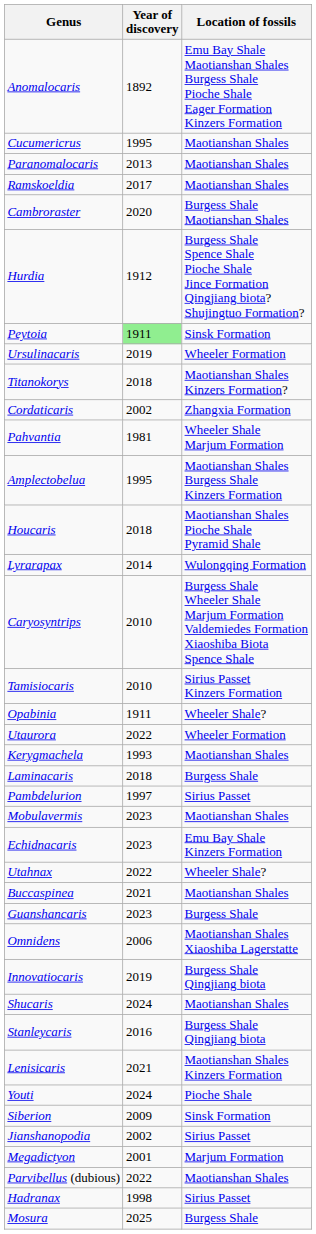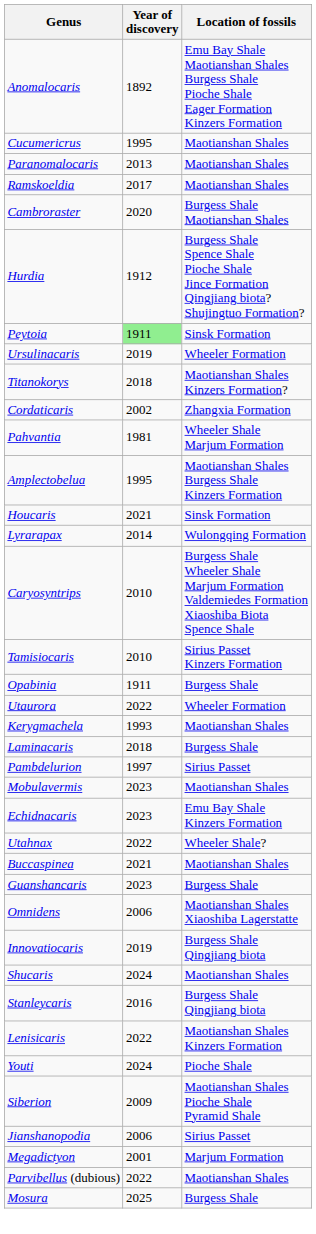(139, 529) 2018 -> (139, 515) 2021
(237, 529) Maotianshan Shales Pioche Shale Pyramid Shale -> (228, 515) Sinsk Formation
(225, 714) Wheeler Shale? -> (221, 684) Burgess Shale
(139, 1067) 2021 -> (139, 1038) 2022
(228, 1115) Sinsk Formation -> (237, 1101) Maotianshan Shales Pioche Shale Pyramid Shale
(139, 1136) 2002 -> (139, 1136) 2006
- row: (34, 1198)
